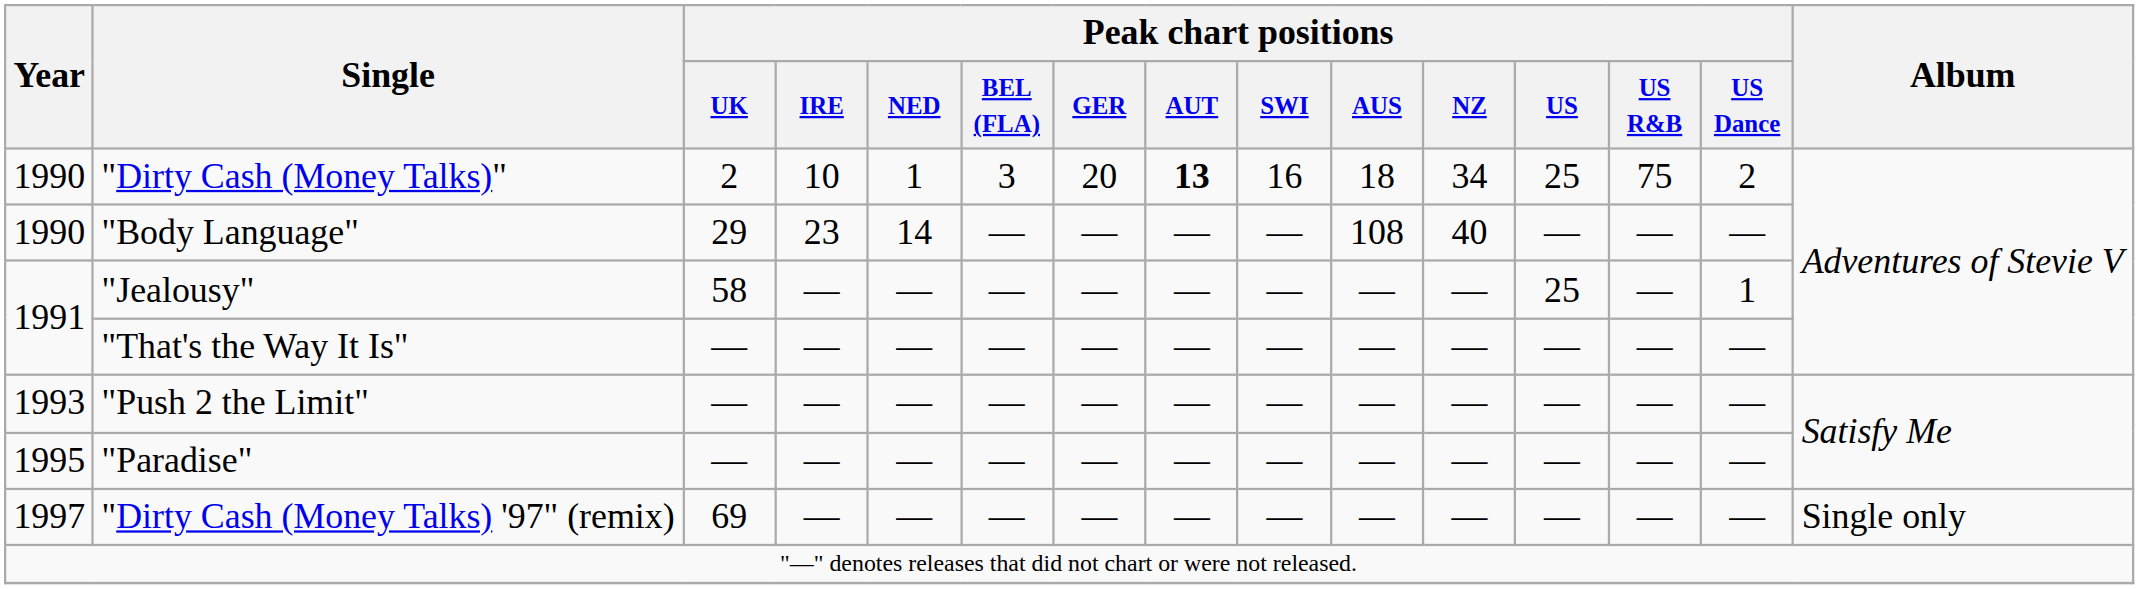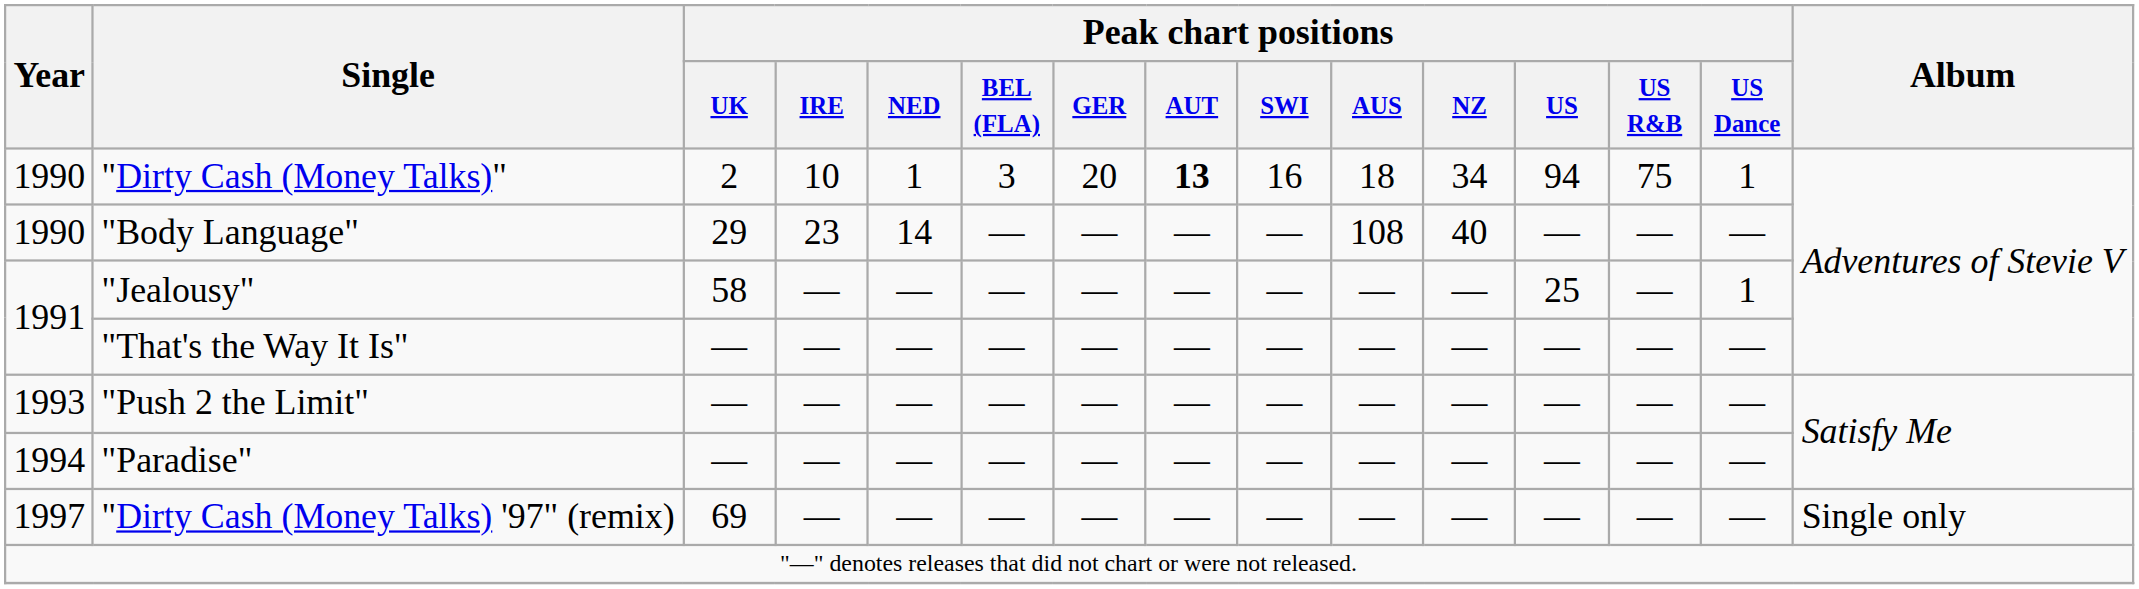(1562, 175) 25 -> (1562, 175) 94
(1747, 175) 2 -> (1747, 175) 1
(49, 459) 1995 -> (49, 459) 1994
